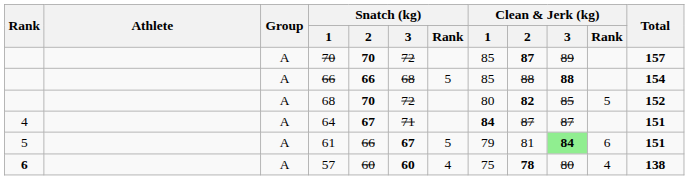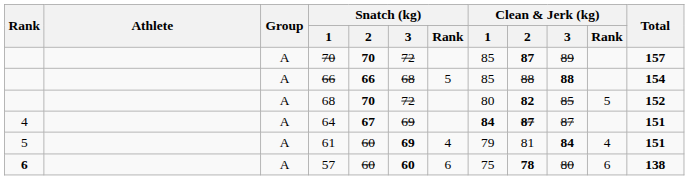(408, 121) 71 -> (408, 121) 69
(527, 121) normal -> (527, 121) bold
(368, 143) 66 -> (368, 143) 60
(408, 143) 67 -> (408, 143) 69
(448, 143) 5 -> (448, 143) 4
(567, 143) lightgreen background -> (567, 143) no background
(607, 143) 6 -> (607, 143) 4
(448, 164) 4 -> (448, 164) 6
(607, 164) 4 -> (607, 164) 6
